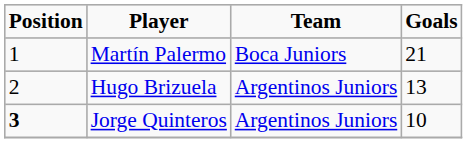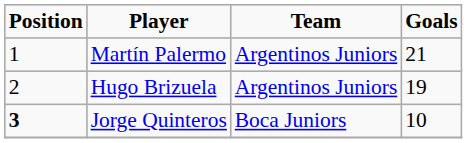(291, 54) Boca Juniors -> (316, 54) Argentinos Juniors
(416, 87) 13 -> (416, 87) 19
(316, 120) Argentinos Juniors -> (291, 120) Boca Juniors
